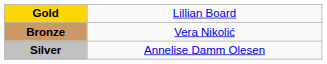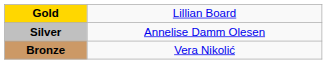rows swapped: (46, 50) <-> (46, 31)
